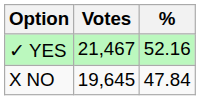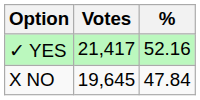(106, 49) 21,467 -> (106, 49) 21,417
